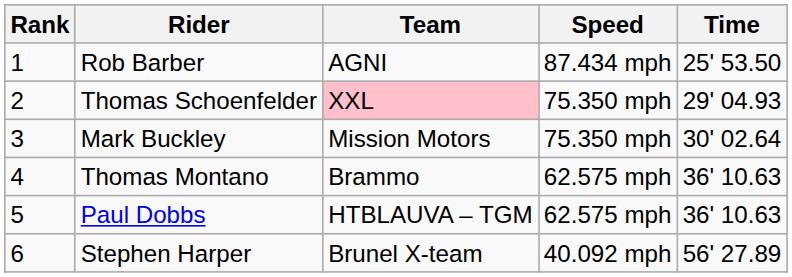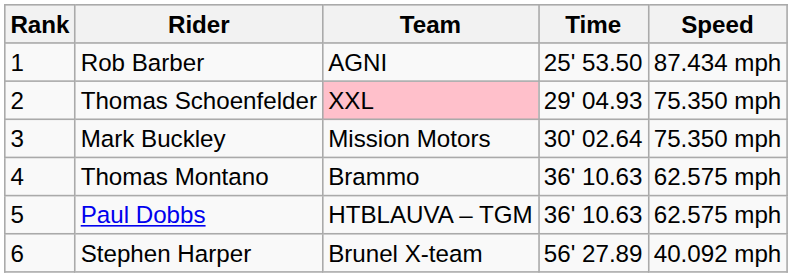columns swapped: (608, 24) <-> (732, 24)
